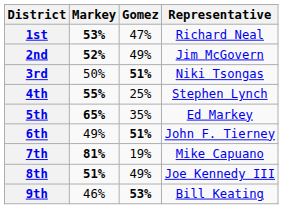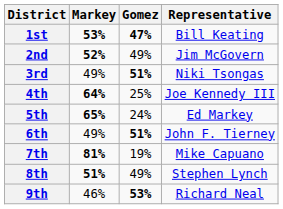(140, 34) normal -> (140, 34) bold
(220, 34) Richard Neal -> (220, 34) Bill Keating
(94, 74) 50% -> (94, 74) 49%
(94, 94) 55% -> (94, 94) 64%
(220, 94) Stephen Lynch -> (220, 94) Joe Kennedy III
(140, 114) 35% -> (140, 114) 24%
(220, 174) Joe Kennedy III -> (220, 174) Stephen Lynch
(220, 194) Bill Keating -> (220, 194) Richard Neal
